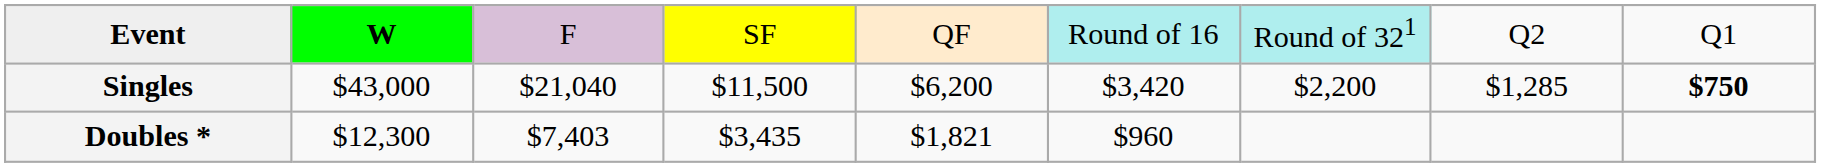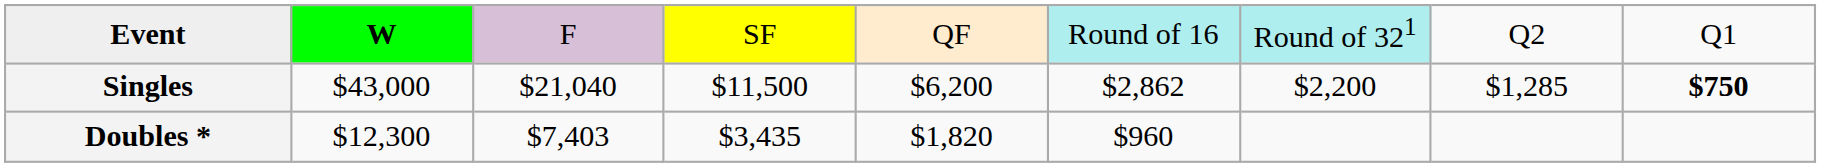(1143, 87) $3,420 -> (1143, 87) $2,862
(952, 136) $1,821 -> (952, 136) $1,820
